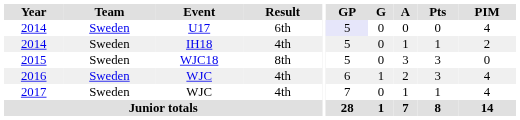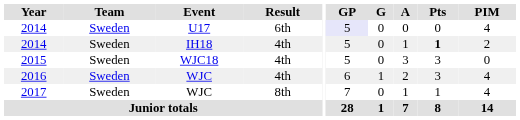(438, 44) normal -> (438, 44) bold
(283, 60) 8th -> (283, 60) 4th
(283, 92) 4th -> (283, 92) 8th
